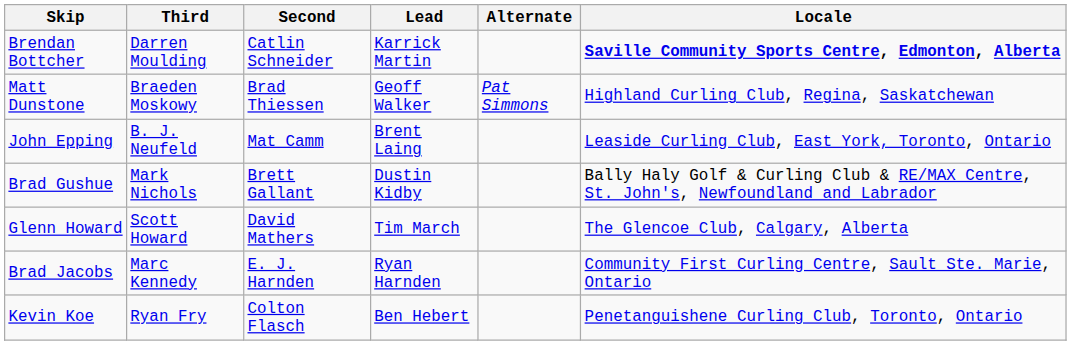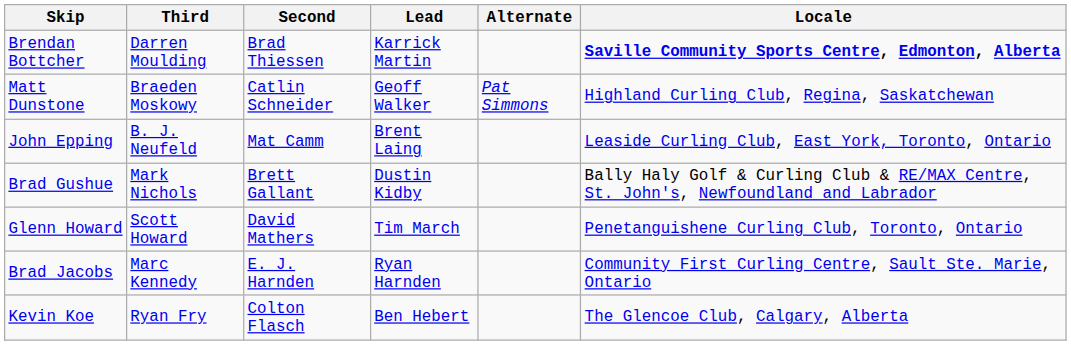(290, 53) Catlin Schneider -> (286, 53) Brad Thiessen
(286, 97) Brad Thiessen -> (290, 97) Catlin Schneider
(746, 229) The Glencoe Club, Calgary, Alberta -> (804, 229) Penetanguishene Curling Club, Toronto, Ontario
(804, 317) Penetanguishene Curling Club, Toronto, Ontario -> (746, 317) The Glencoe Club, Calgary, Alberta
